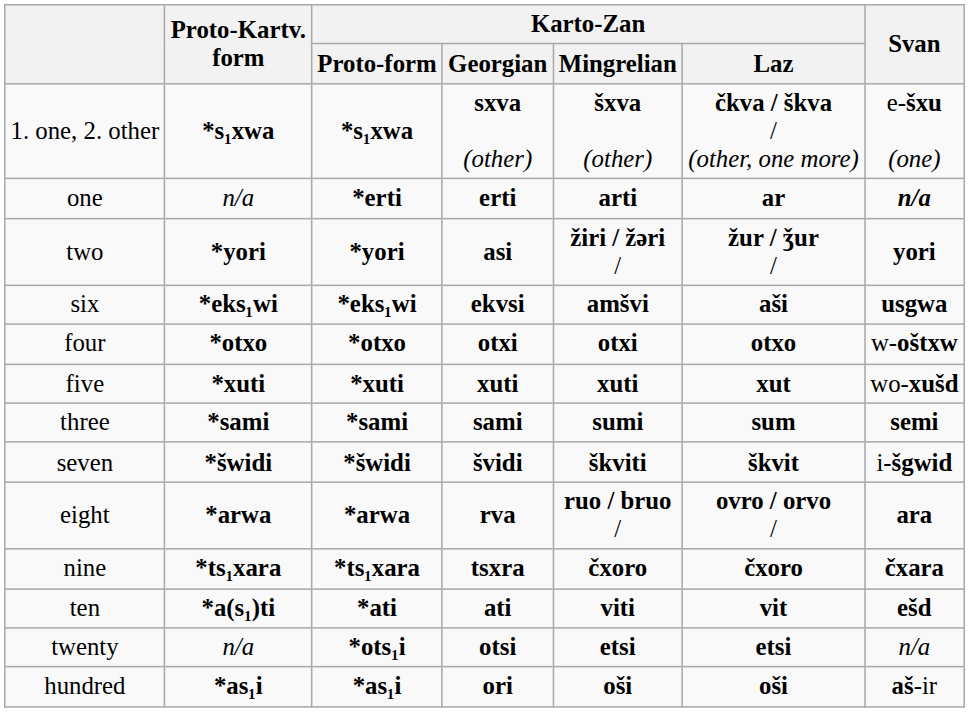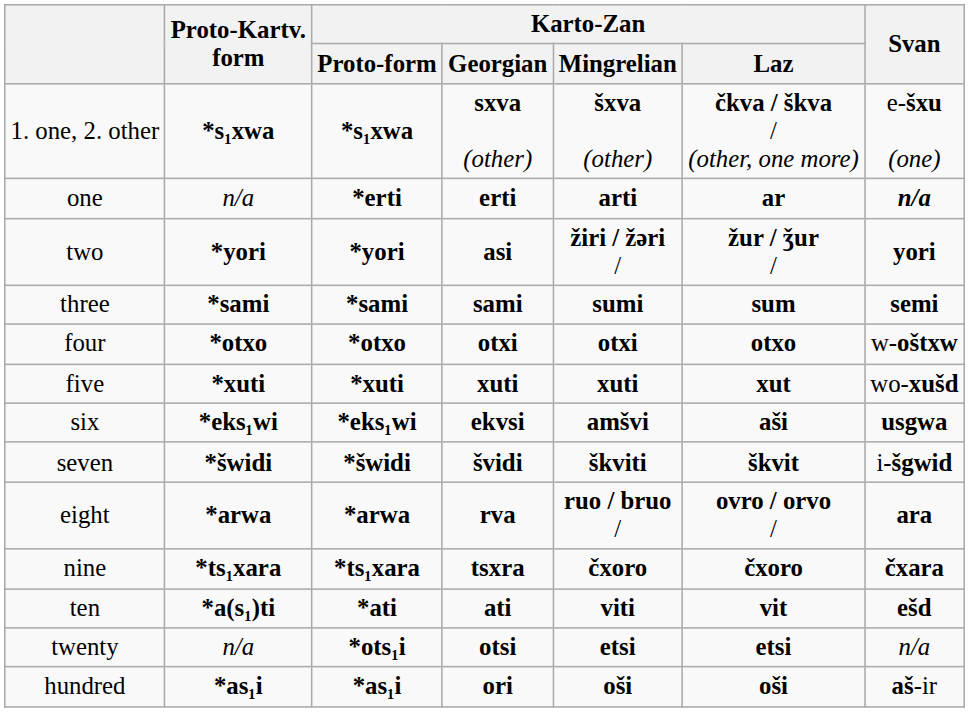rows swapped: (85, 422) <-> (85, 304)
